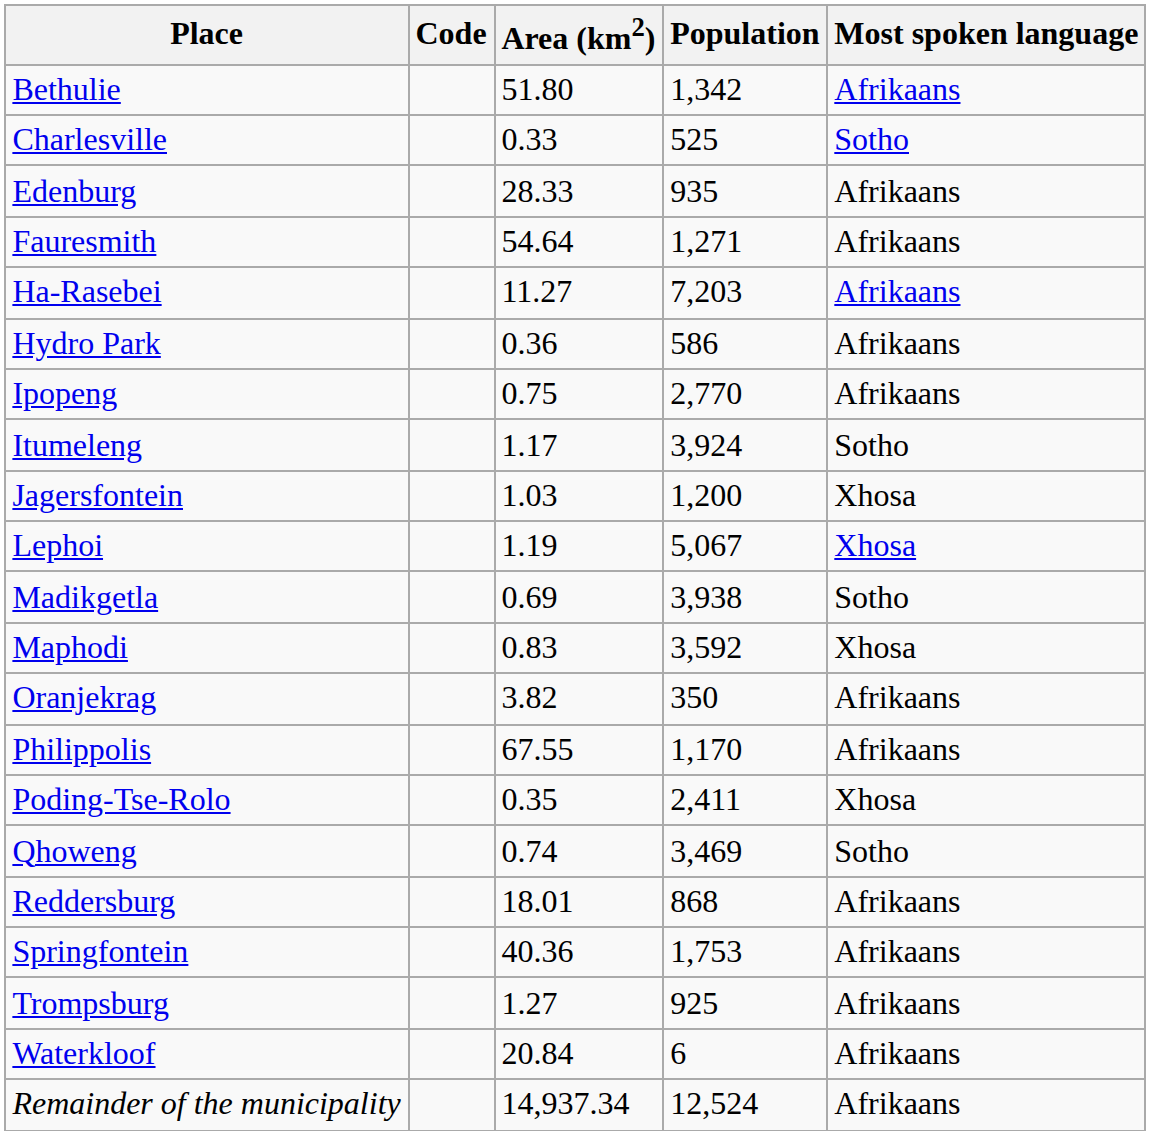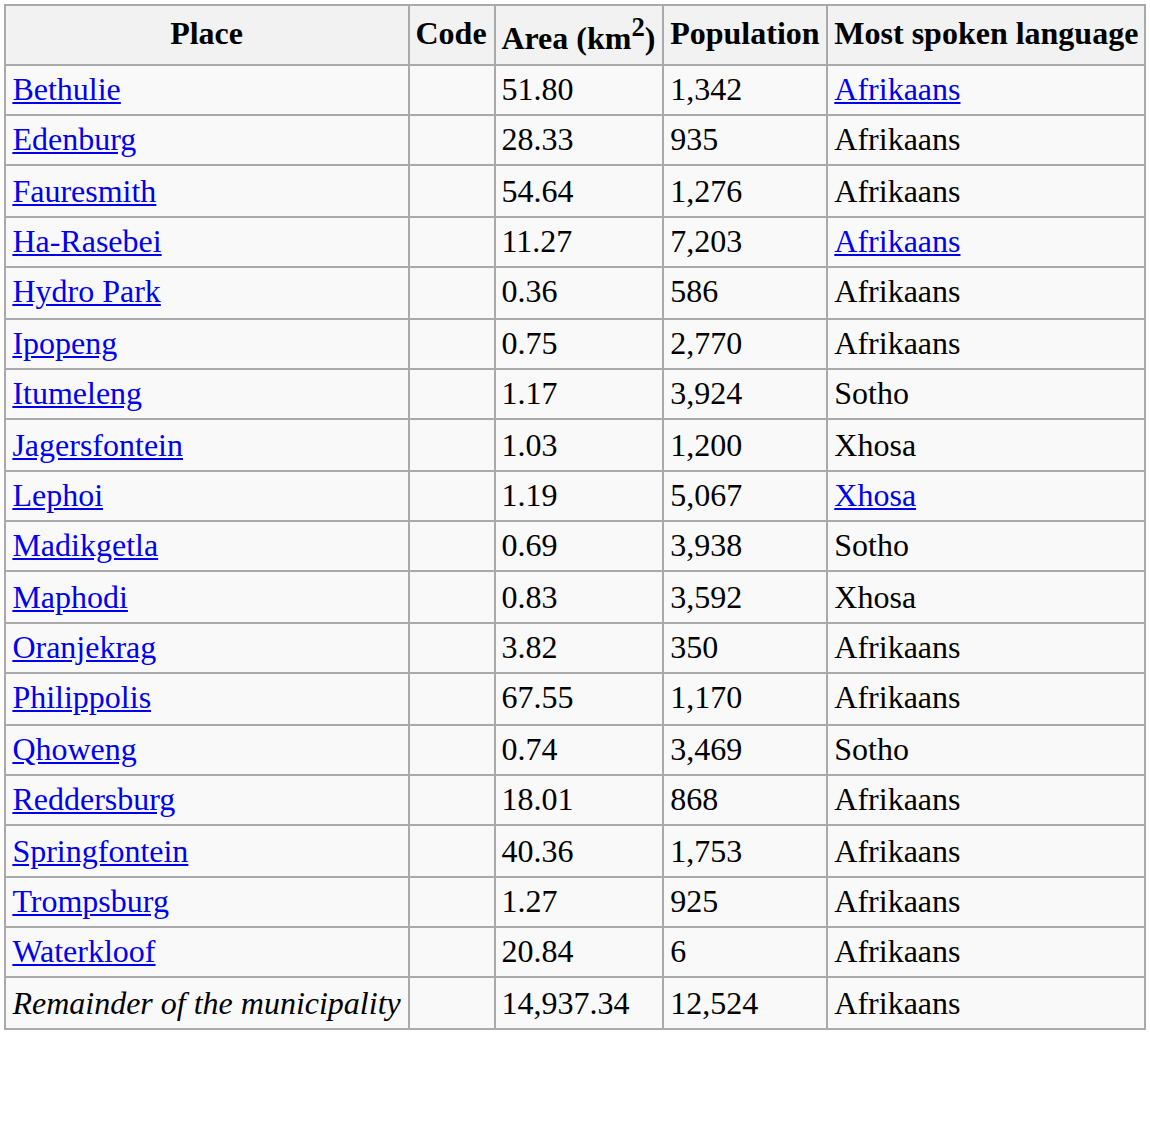- row: (90, 140)
(706, 241) 1,271 -> (706, 190) 1,276
- row: (121, 799)
